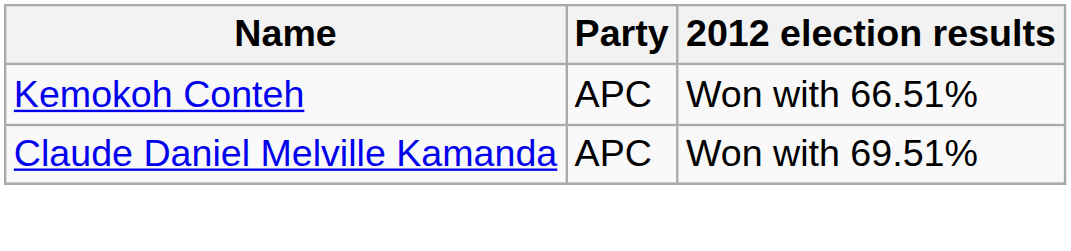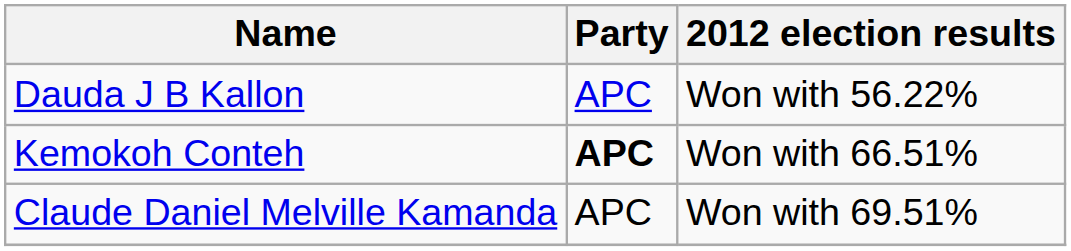+ row: (159, 93)
(613, 93) normal -> (614, 153) bold
